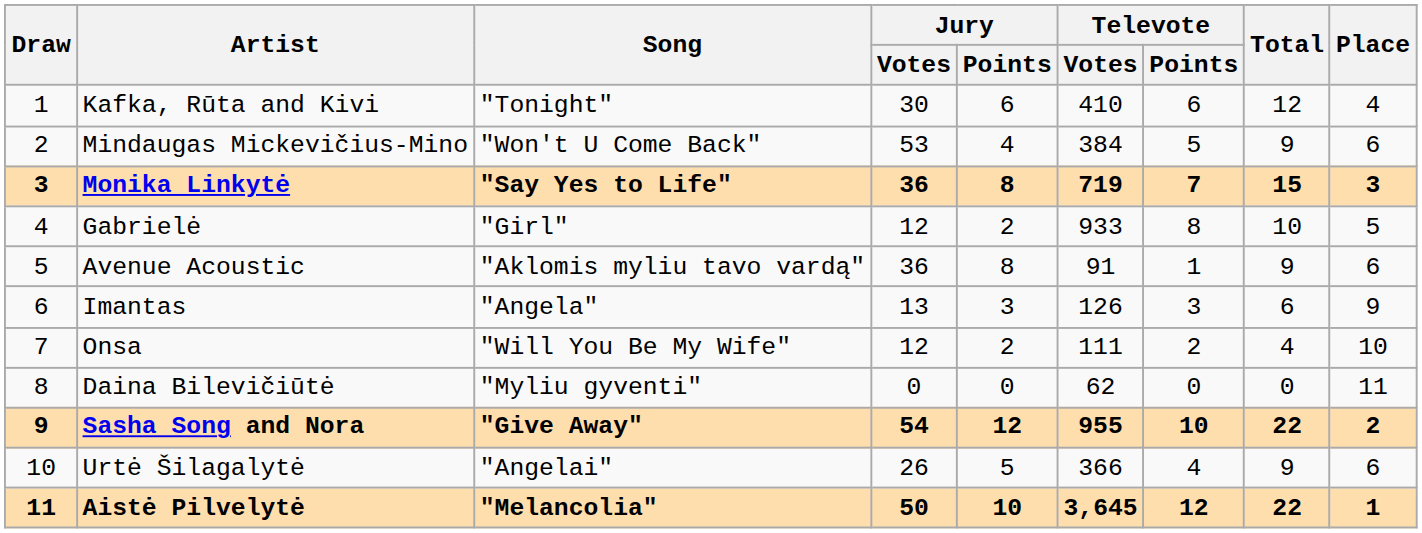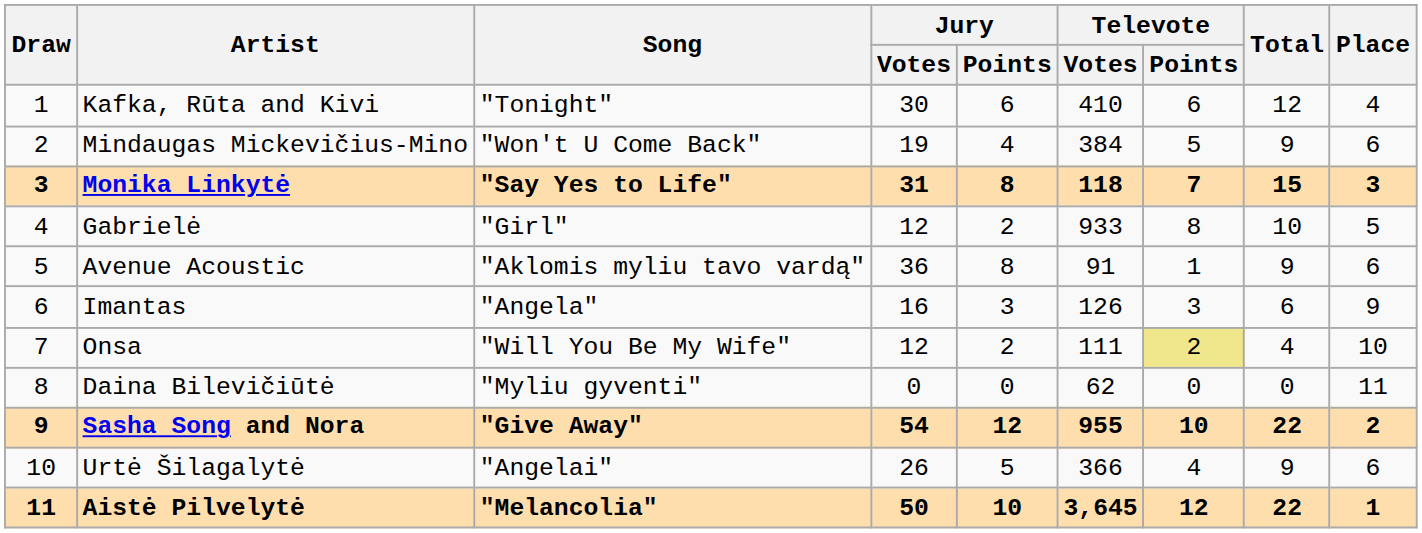(914, 146) 53 -> (914, 146) 19
(914, 186) 36 -> (914, 186) 31
(1101, 186) 719 -> (1101, 186) 118
(914, 307) 13 -> (914, 307) 16
(1194, 347) no background -> (1194, 347) khaki background
